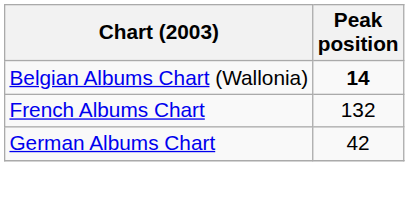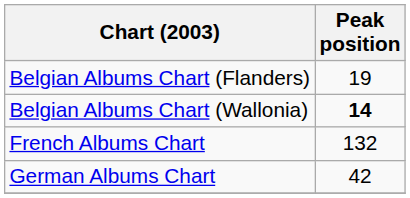+ row: (160, 77)
